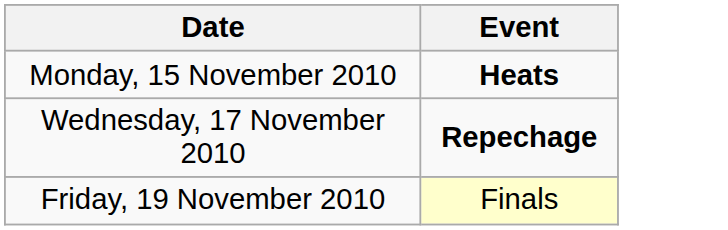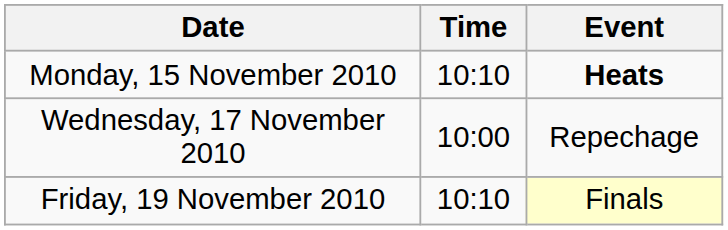+ column: (474, 27)
(519, 137) bold -> (624, 137) normal
